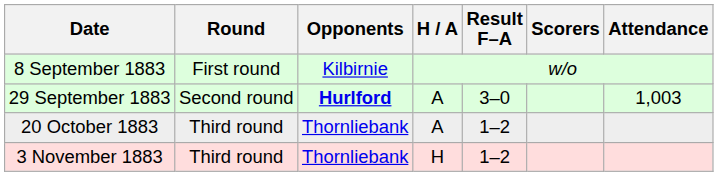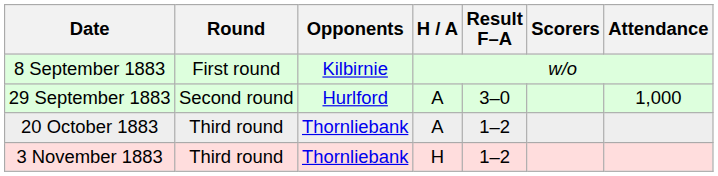(355, 98) bold -> (355, 98) normal
(658, 98) 1,003 -> (658, 98) 1,000
